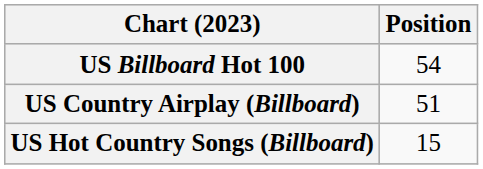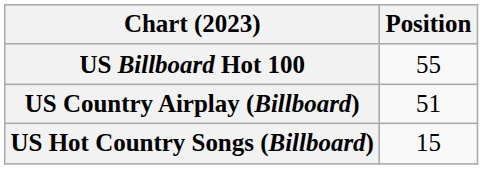(428, 63) 54 -> (428, 63) 55
